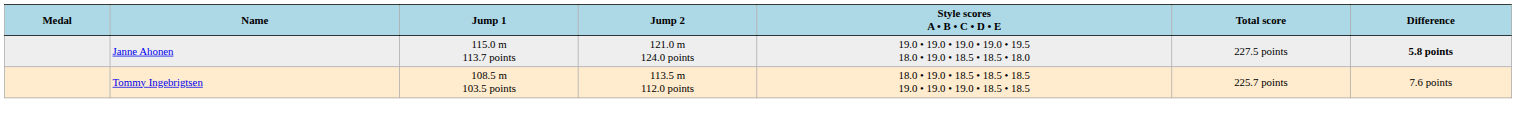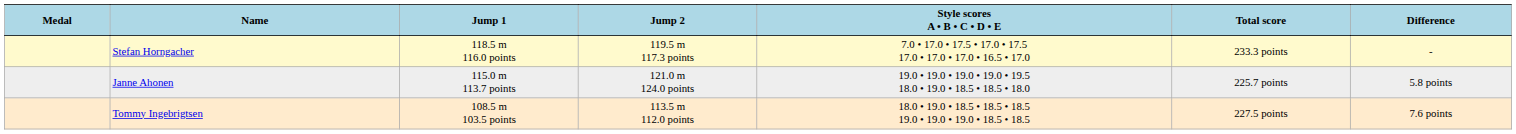+ row: (153, 51)
(1261, 51) 227.5 points -> (1261, 82) 225.7 points
(1431, 51) bold -> (1431, 82) normal
(1261, 82) 225.7 points -> (1261, 113) 227.5 points
